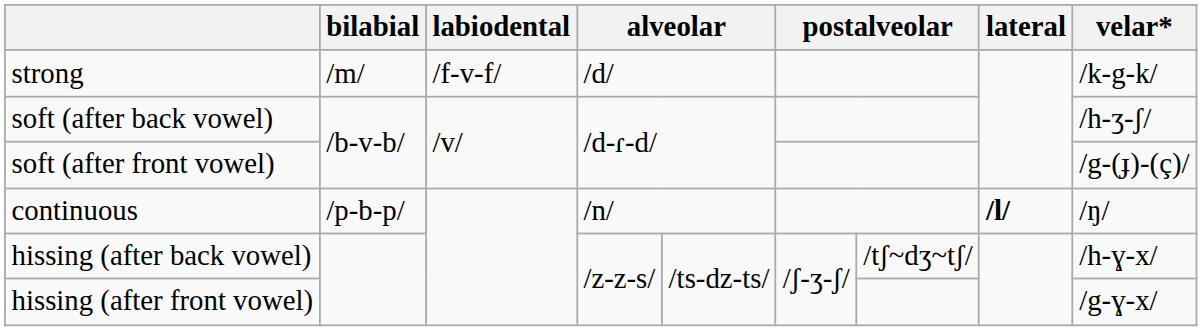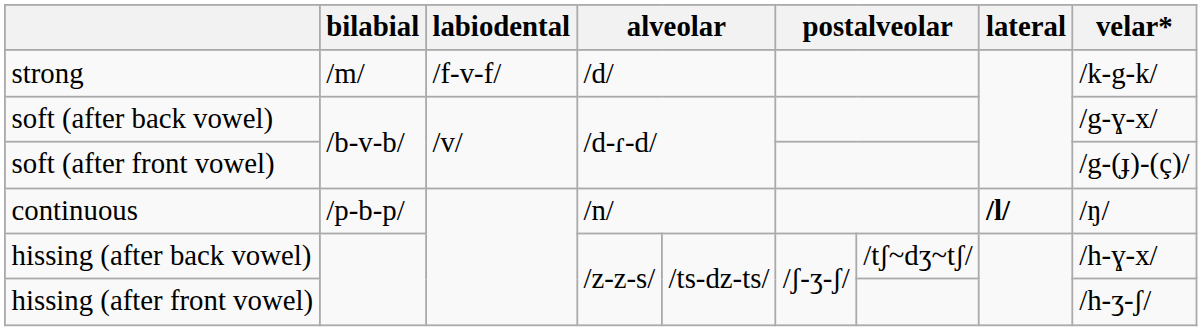(1115, 118) /h-ʒ-ʃ/ -> (1118, 118) /g-ɣ-x/
(1118, 301) /g-ɣ-x/ -> (1115, 301) /h-ʒ-ʃ/
